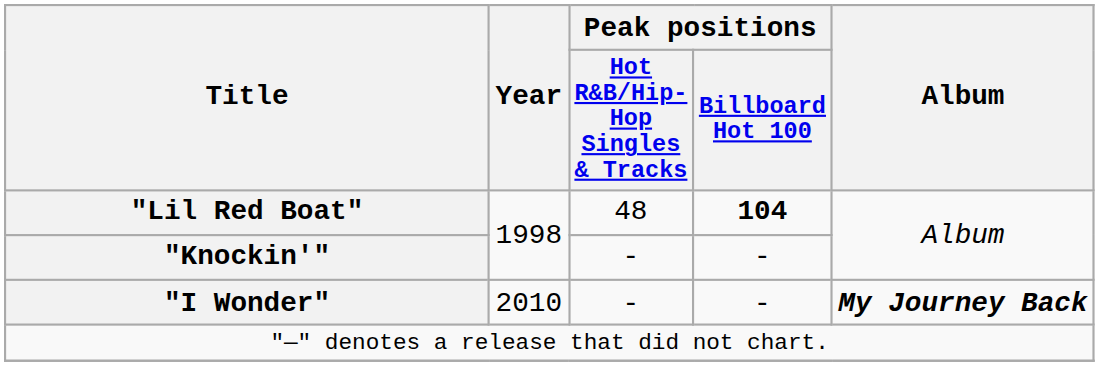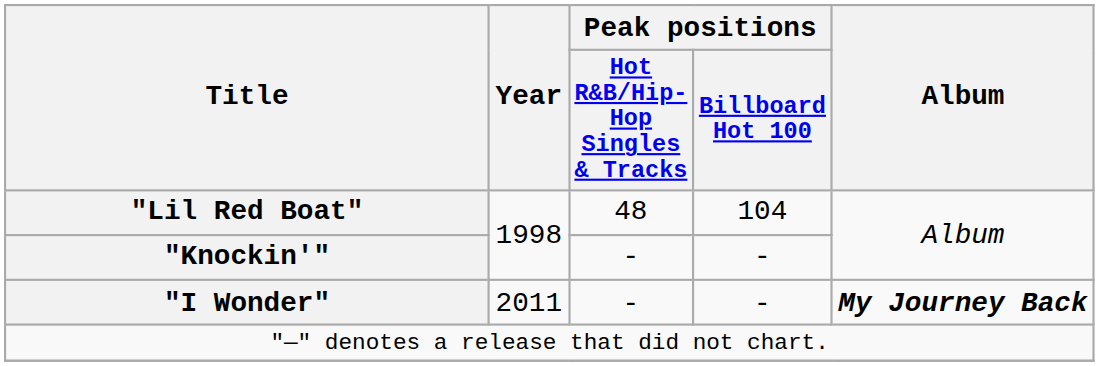(762, 212) bold -> (762, 212) normal
(529, 302) 2010 -> (529, 302) 2011
